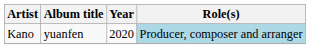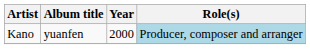(122, 33) 2020 -> (122, 33) 2000
